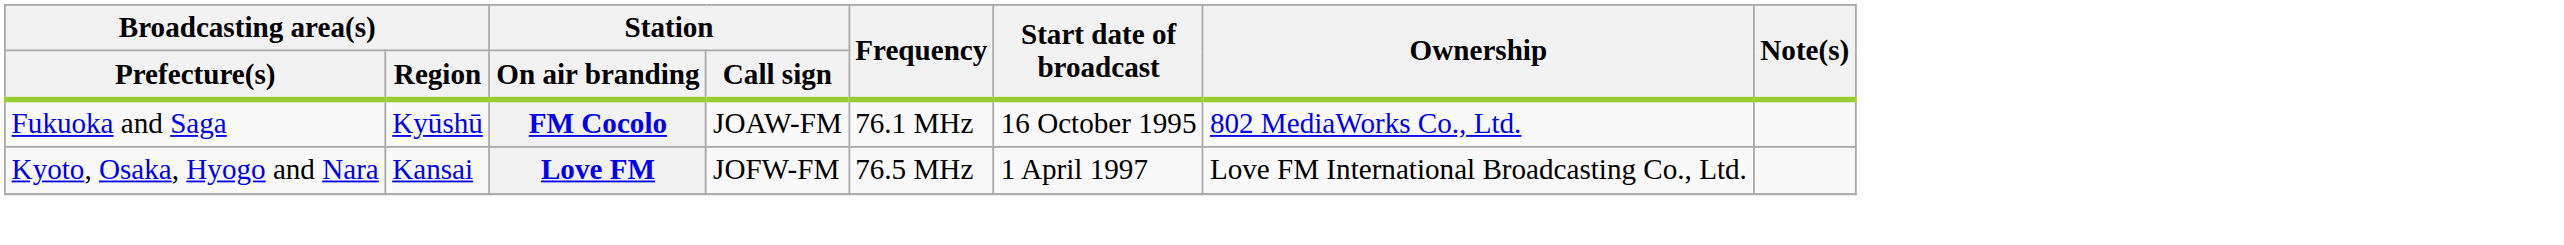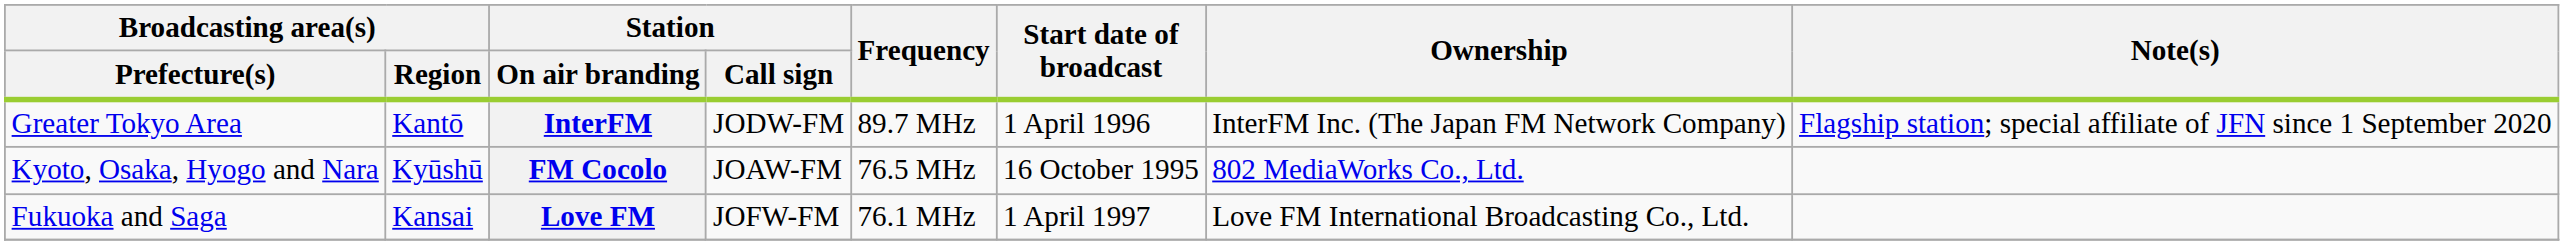+ row: (598, 123)
(119, 123) Fukuoka and Saga -> (195, 169) Kyoto, Osaka, Hyogo and Nara
(914, 123) 76.1 MHz -> (917, 169) 76.5 MHz
(195, 169) Kyoto, Osaka, Hyogo and Nara -> (119, 215) Fukuoka and Saga
(914, 169) 76.5 MHz -> (917, 215) 76.1 MHz
